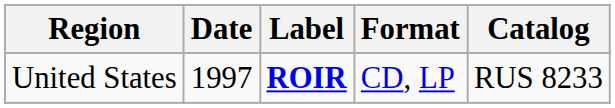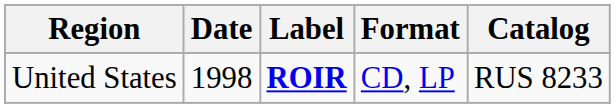(222, 77) 1997 -> (222, 77) 1998
